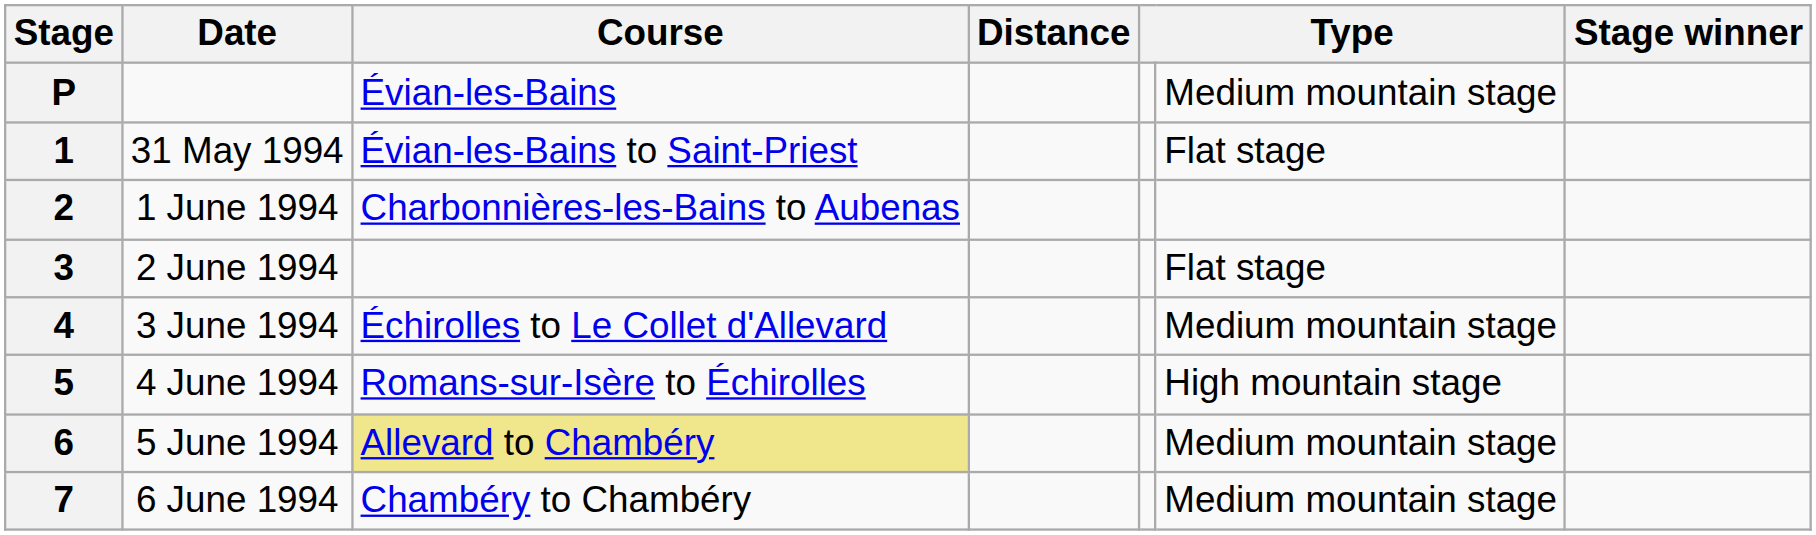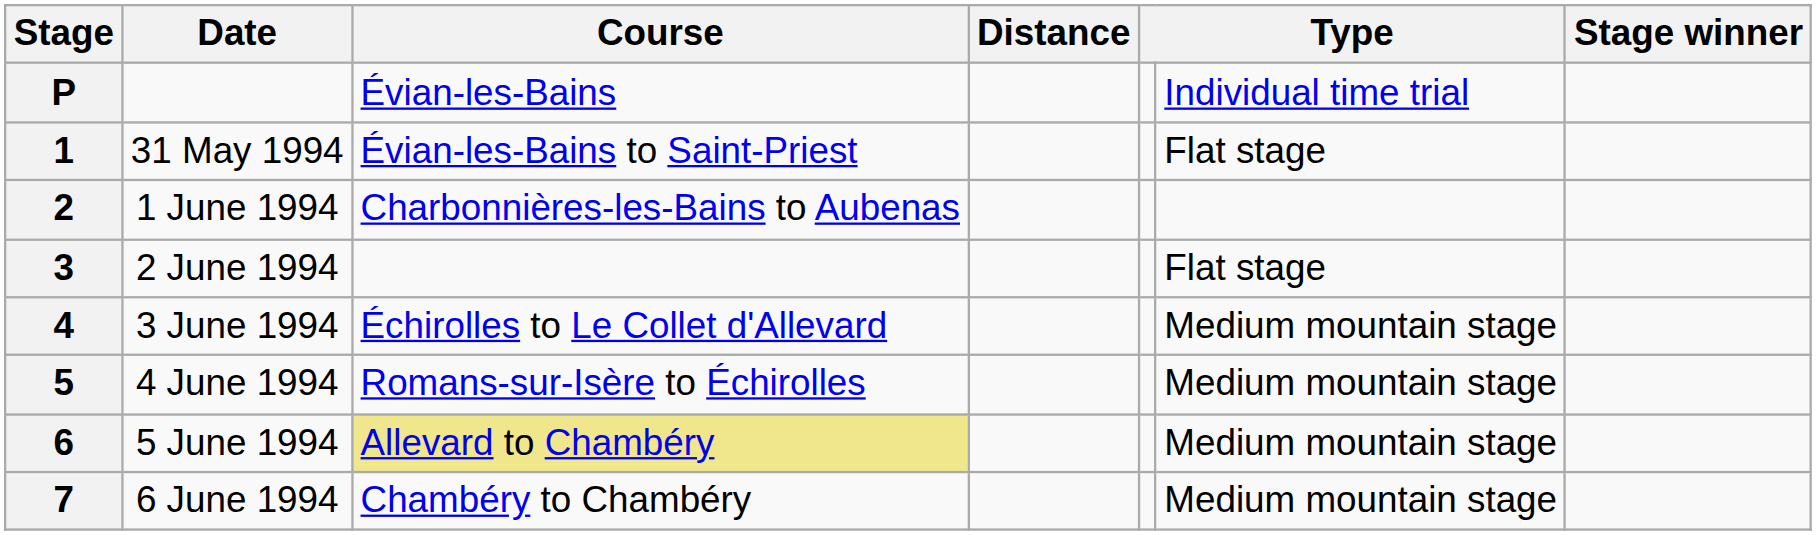(1361, 92) Medium mountain stage -> (1317, 92) Individual time trial
(1333, 383) High mountain stage -> (1361, 383) Medium mountain stage
